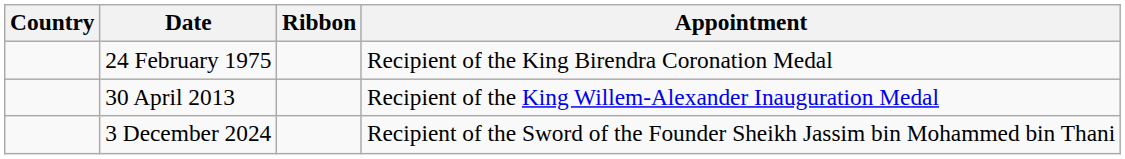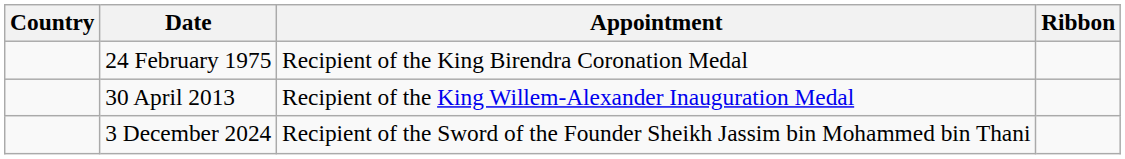columns swapped: (741, 23) <-> (319, 23)
